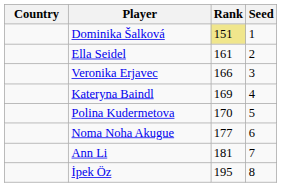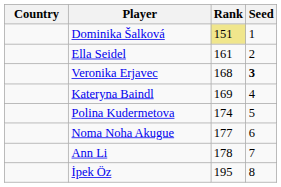(223, 73) 166 -> (223, 73) 168
(252, 73) normal -> (252, 73) bold
(223, 113) 170 -> (223, 113) 174
(223, 152) 181 -> (223, 152) 178
